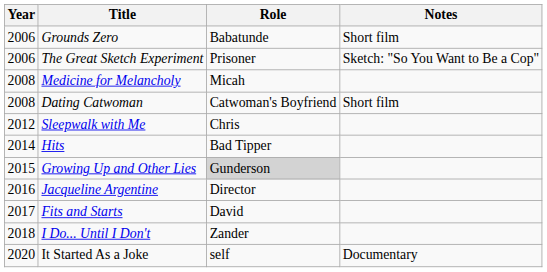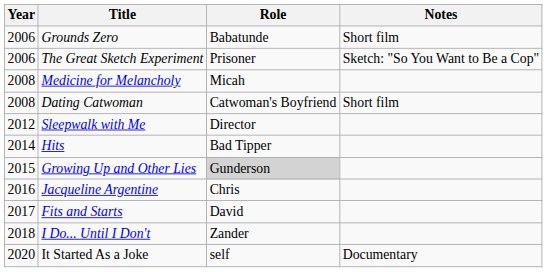(225, 124) Chris -> (233, 124) Director
(233, 189) Director -> (225, 189) Chris
